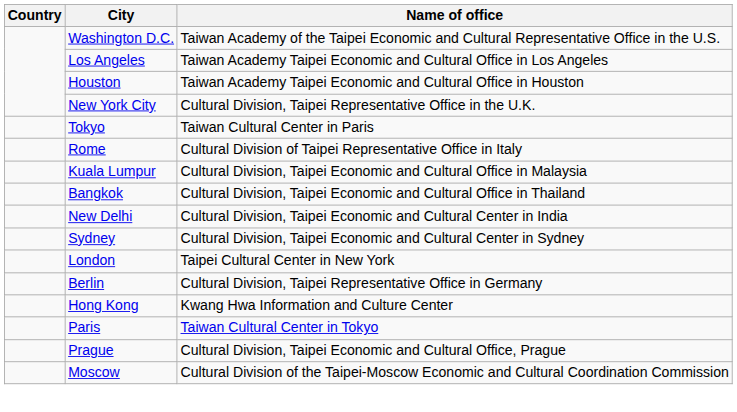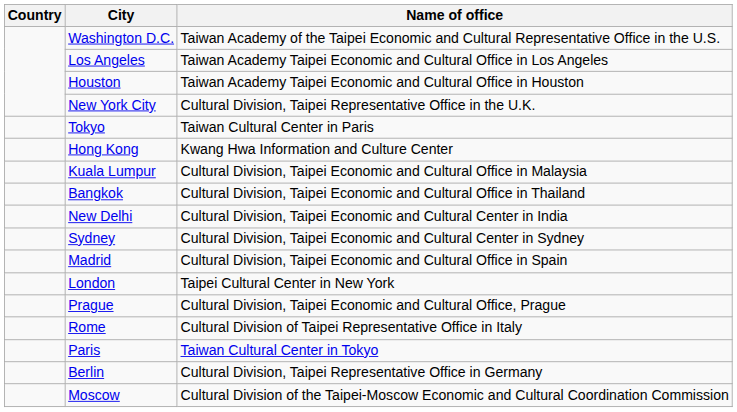rows swapped: (103, 305) <-> (87, 149)
+ row: (90, 261)
rows swapped: (86, 283) <-> (91, 350)
